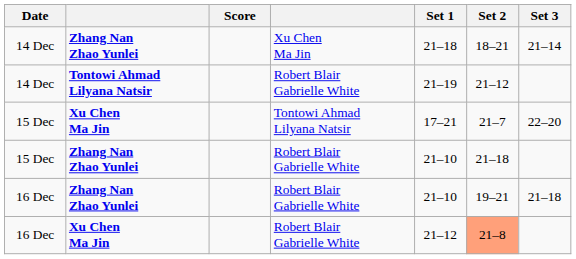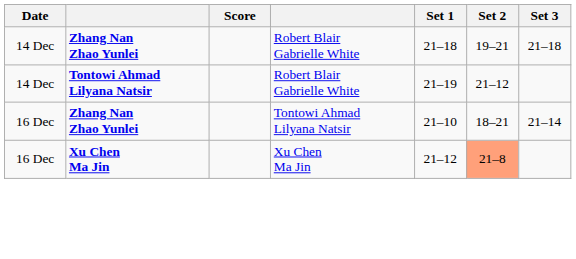(298, 45) Xu Chen Ma Jin -> (317, 45) Robert Blair Gabrielle White
(492, 45) 18–21 -> (492, 45) 19–21
(544, 45) 21–14 -> (544, 45) 21–18
- row: (35, 121)
- row: (35, 159)
(317, 197) Robert Blair Gabrielle White -> (317, 121) Tontowi Ahmad Lilyana Natsir
(492, 197) 19–21 -> (492, 121) 18–21
(544, 197) 21–18 -> (544, 121) 21–14
(317, 235) Robert Blair Gabrielle White -> (298, 159) Xu Chen Ma Jin
